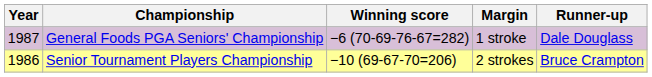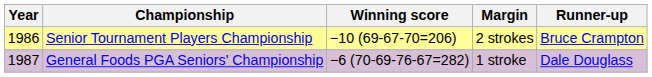rows swapped: (179, 60) <-> (185, 38)
